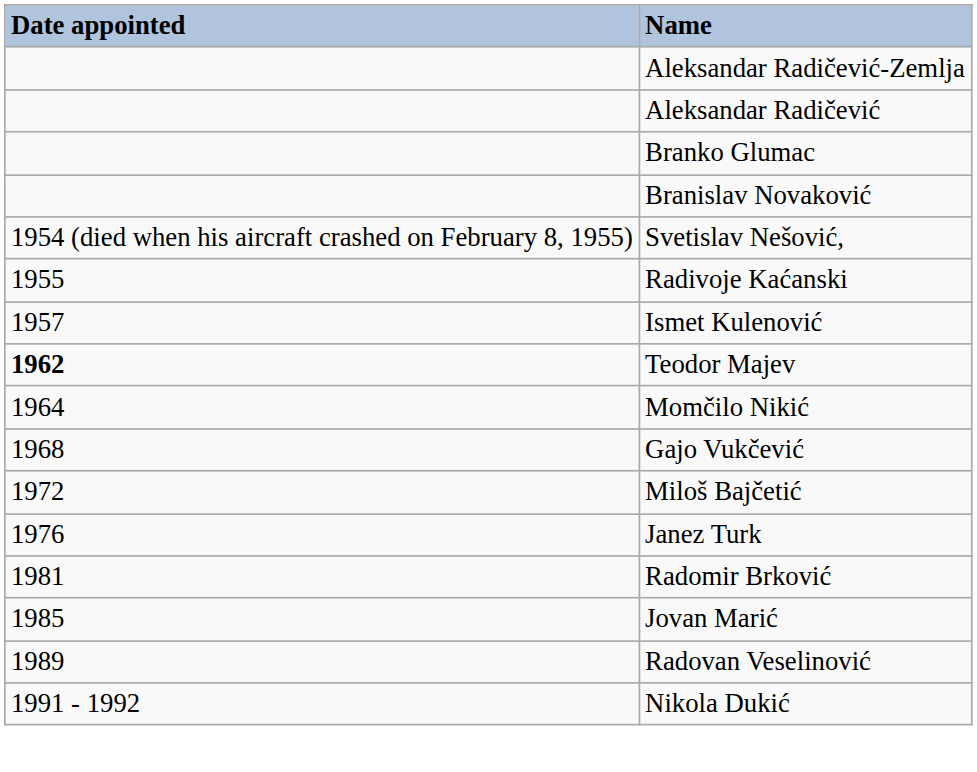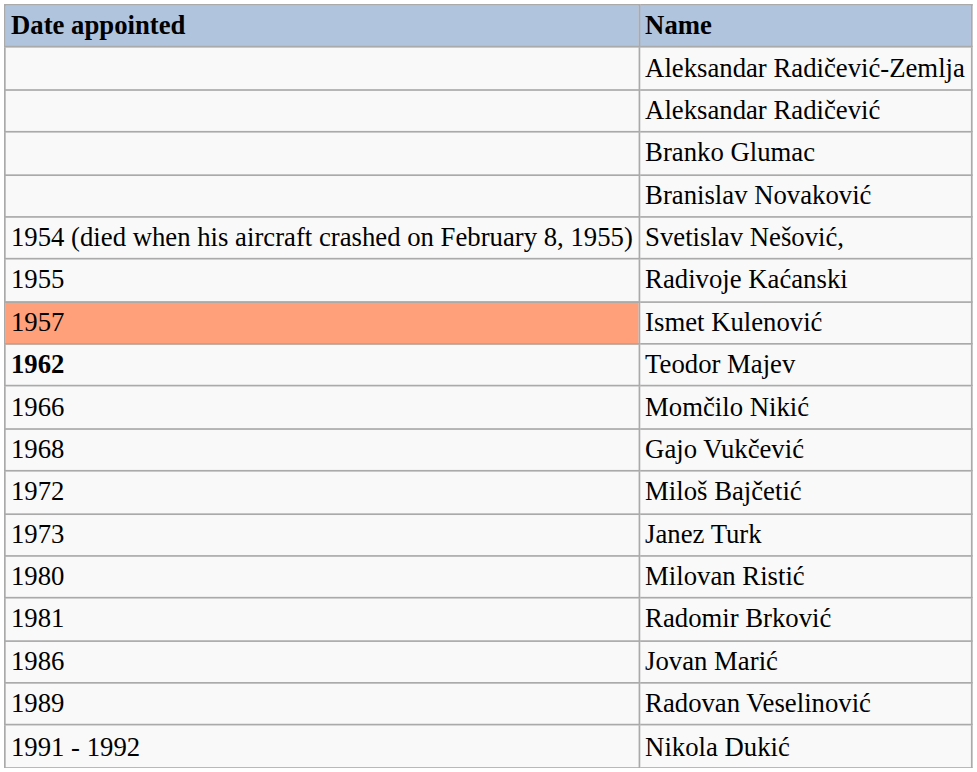(38, 322) no background -> (38, 322) lightsalmon background
(38, 407) 1964 -> (38, 407) 1966
(38, 534) 1976 -> (38, 534) 1973
+ row: (725, 576)
(38, 618) 1985 -> (38, 661) 1986
